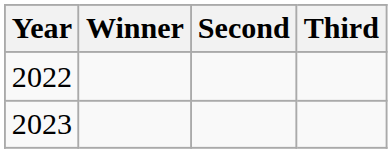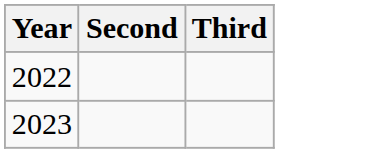- column: (135, 28)
